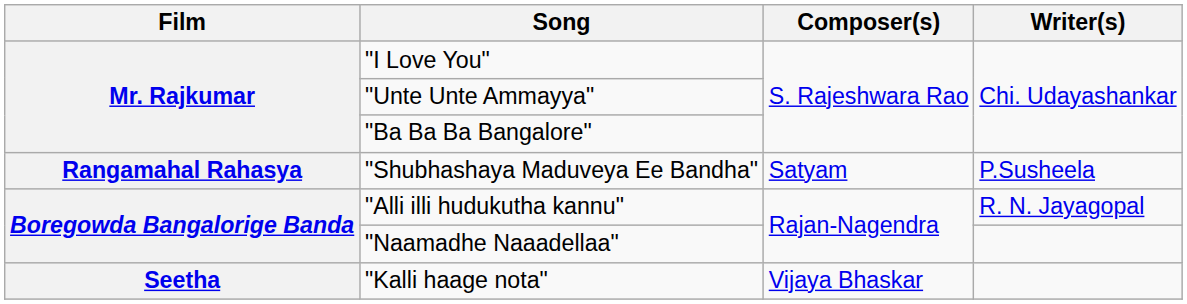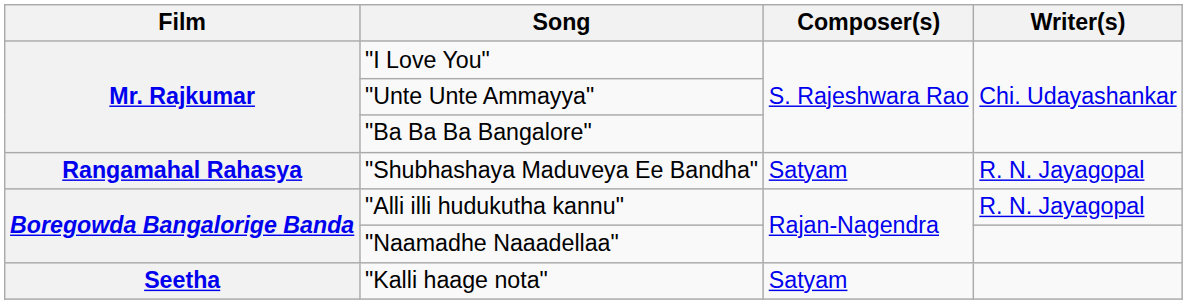(1037, 170) P.Susheela -> (1062, 170) R. N. Jayagopal
(846, 280) Vijaya Bhaskar -> (808, 280) Satyam
